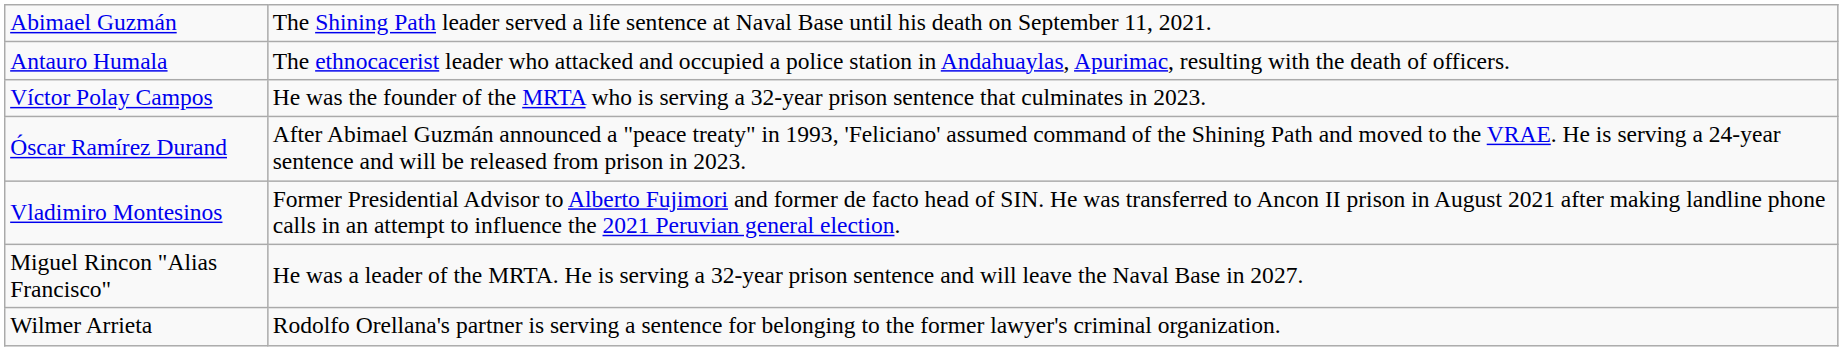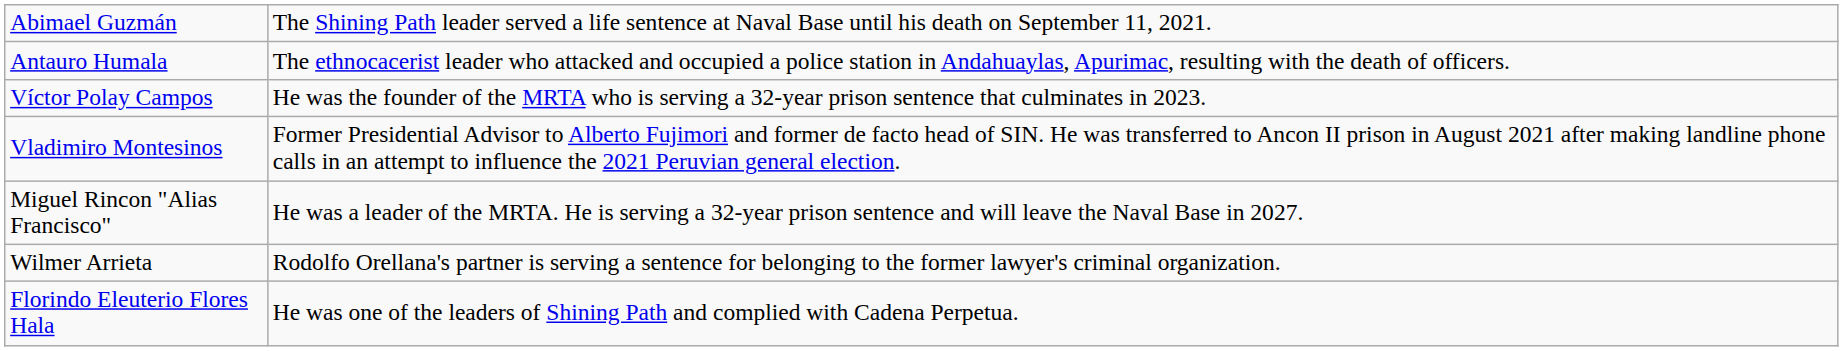- row: (119, 148)
+ row: (129, 313)
